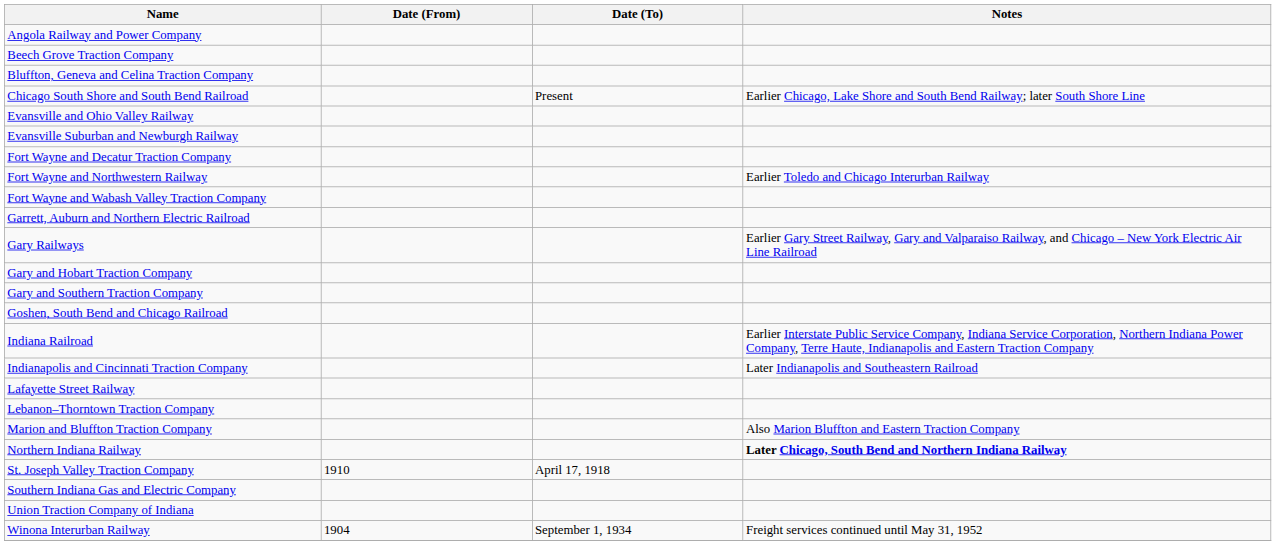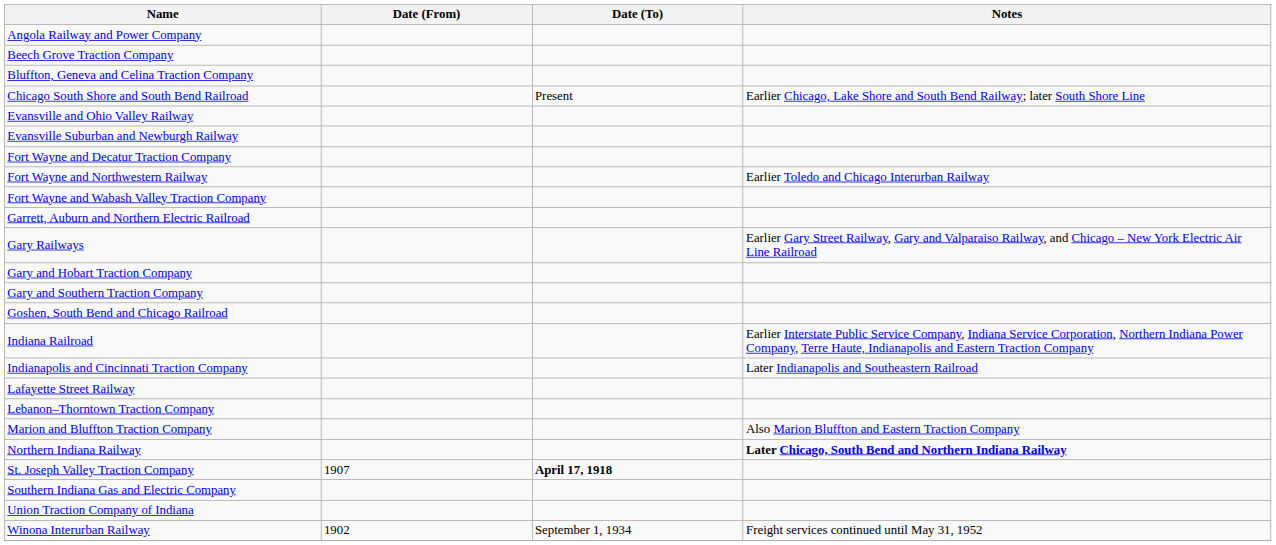(337, 469) 1910 -> (337, 469) 1907
(573, 469) normal -> (574, 469) bold
(337, 530) 1904 -> (337, 530) 1902
